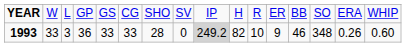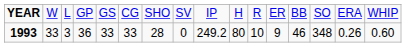(212, 32) lightgrey background -> (212, 32) no background
(239, 32) 82 -> (239, 32) 80
